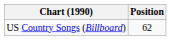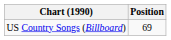(147, 27) 62 -> (147, 27) 69
